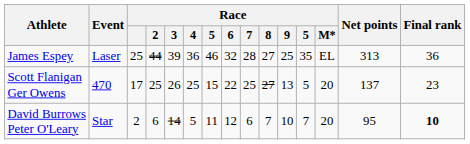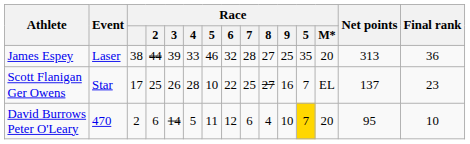(137, 56) 25 -> (137, 56) 38
(193, 56) 36 -> (193, 56) 33
(327, 56) EL -> (327, 56) 20
(102, 85) 470 -> (102, 85) Star
(193, 85) 25 -> (193, 85) 28
(212, 85) 15 -> (212, 85) 10
(287, 85) 13 -> (287, 85) 16
(306, 85) 5 -> (306, 85) 7
(327, 85) 20 -> (327, 85) EL
(102, 121) Star -> (102, 121) 470
(268, 121) 7 -> (268, 121) 4
(306, 121) no background -> (306, 121) gold background
(432, 121) bold -> (432, 121) normal
